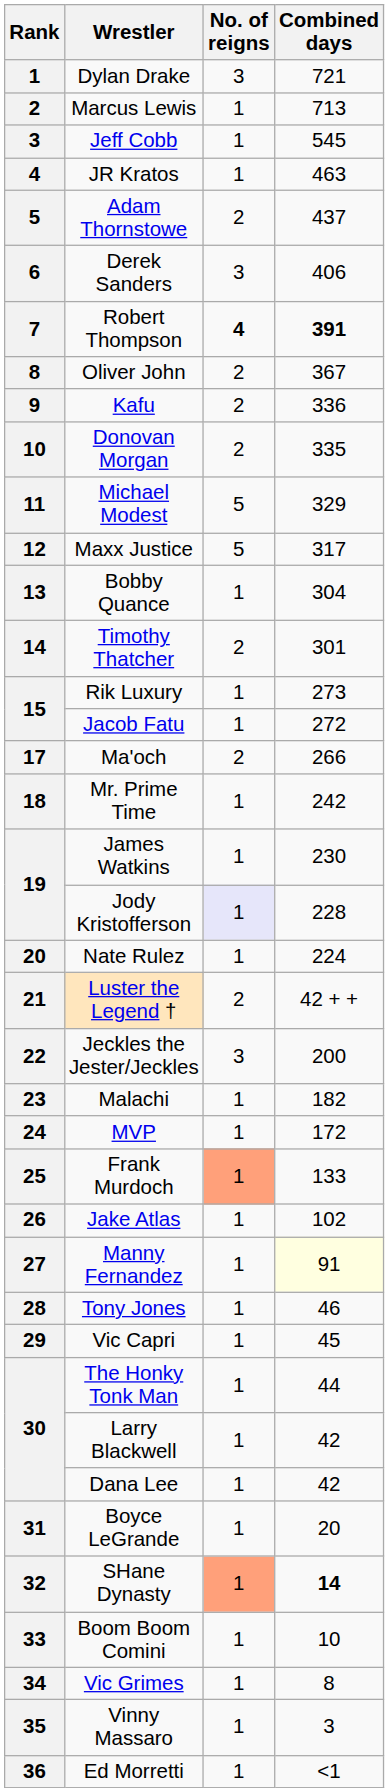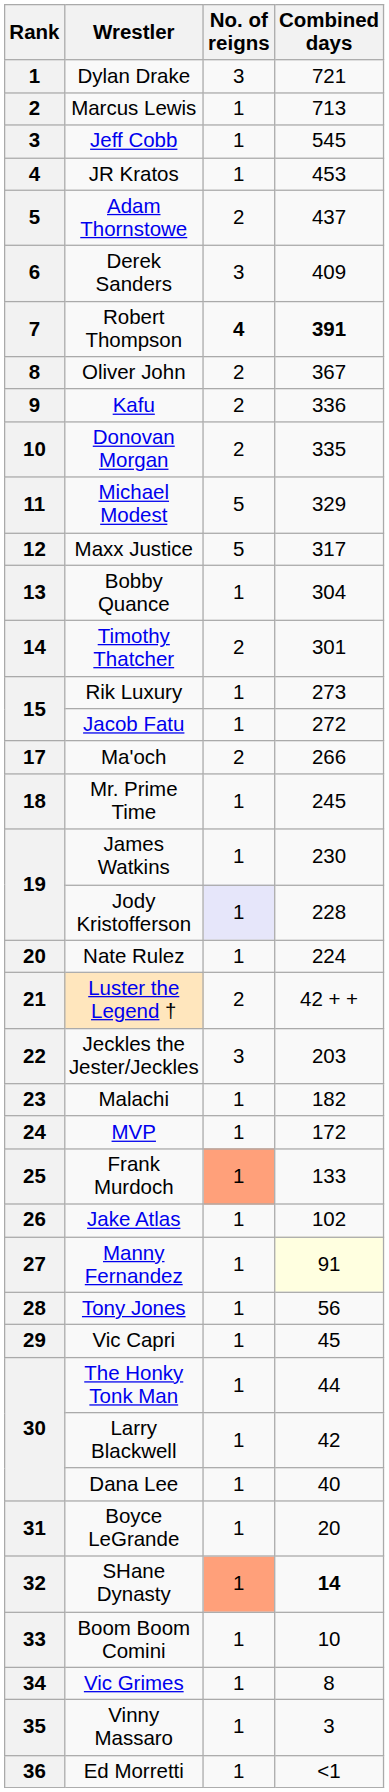(329, 173) 463 -> (329, 173) 453
(329, 273) 406 -> (329, 273) 409
(329, 801) 242 -> (329, 801) 245
(329, 1055) 200 -> (329, 1055) 203
(329, 1308) 46 -> (329, 1308) 56
(329, 1484) 42 -> (329, 1484) 40
